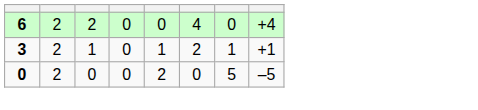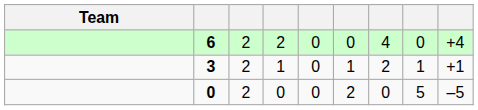+ column: (99, 17)
